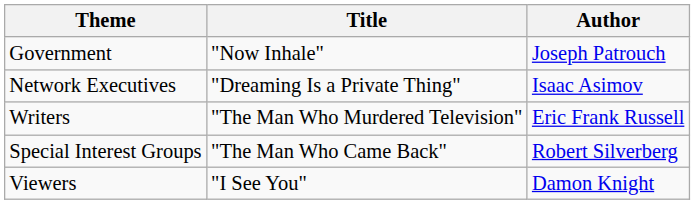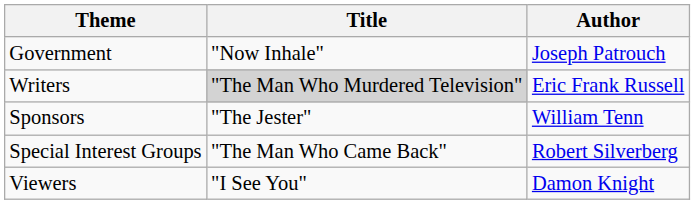- row: (93, 85)
(367, 118) no background -> (367, 85) lightgrey background
+ row: (47, 118)
